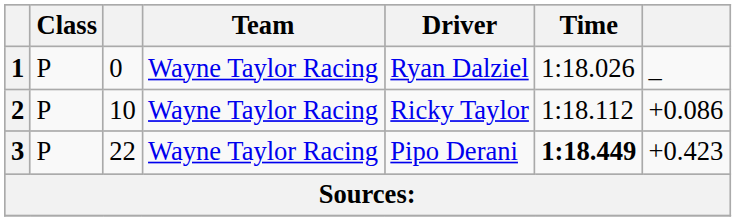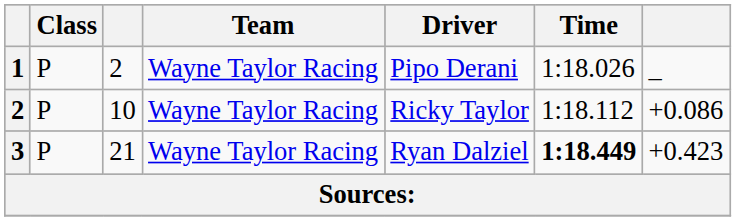(116, 67) 0 -> (116, 67) 2
(460, 67) Ryan Dalziel -> (454, 67) Pipo Derani
(123, 151) 22 -> (123, 151) 21
(454, 151) Pipo Derani -> (460, 151) Ryan Dalziel
